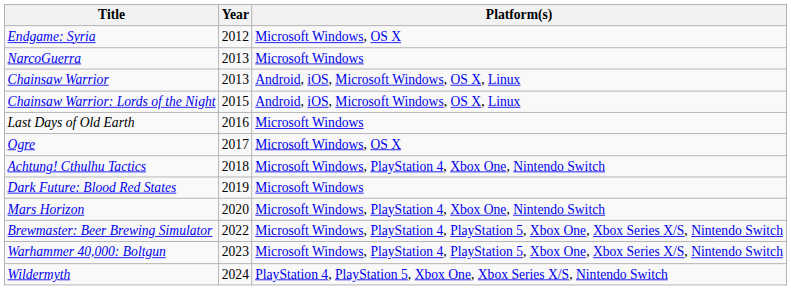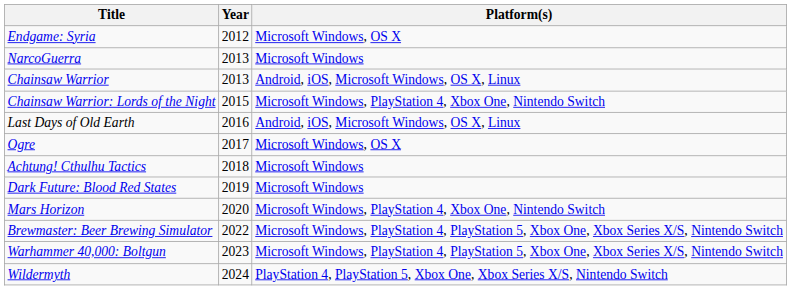(388, 101) Android, iOS, Microsoft Windows, OS X, Linux -> (430, 101) Microsoft Windows, PlayStation 4, Xbox One, Nintendo Switch
(309, 123) Microsoft Windows -> (388, 123) Android, iOS, Microsoft Windows, OS X, Linux
(430, 166) Microsoft Windows, PlayStation 4, Xbox One, Nintendo Switch -> (309, 166) Microsoft Windows
